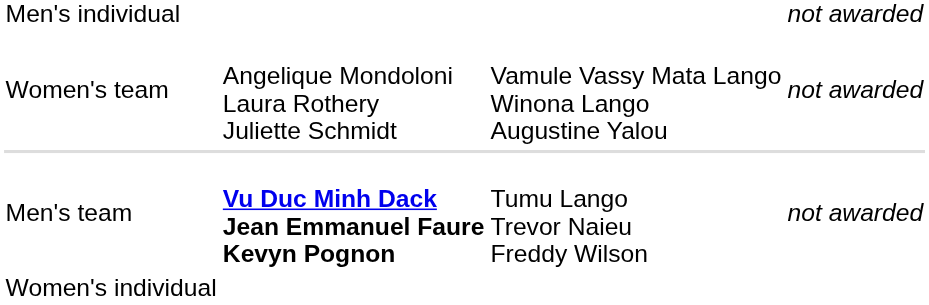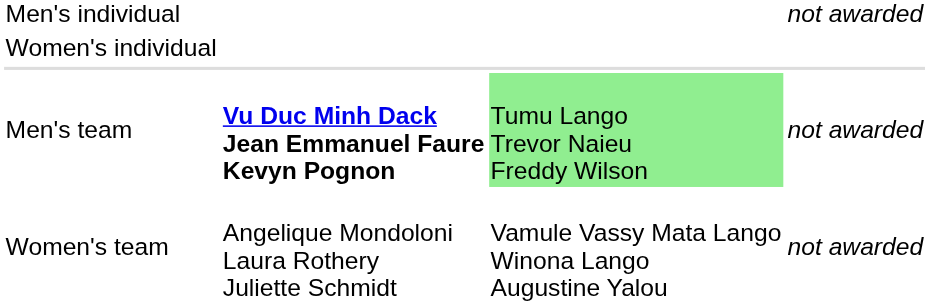rows swapped: (111, 288) <-> (87, 89)
(569, 226) no background -> (569, 143) lightgreen background
